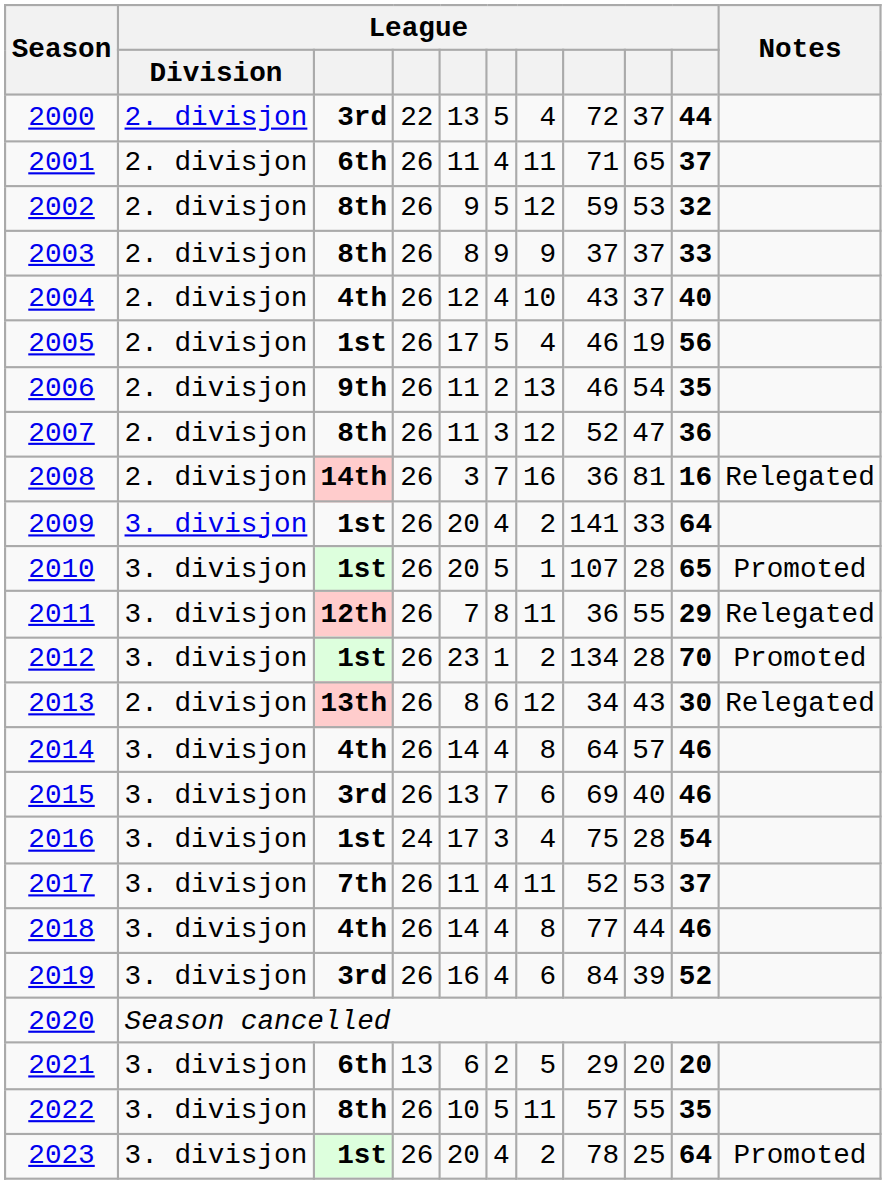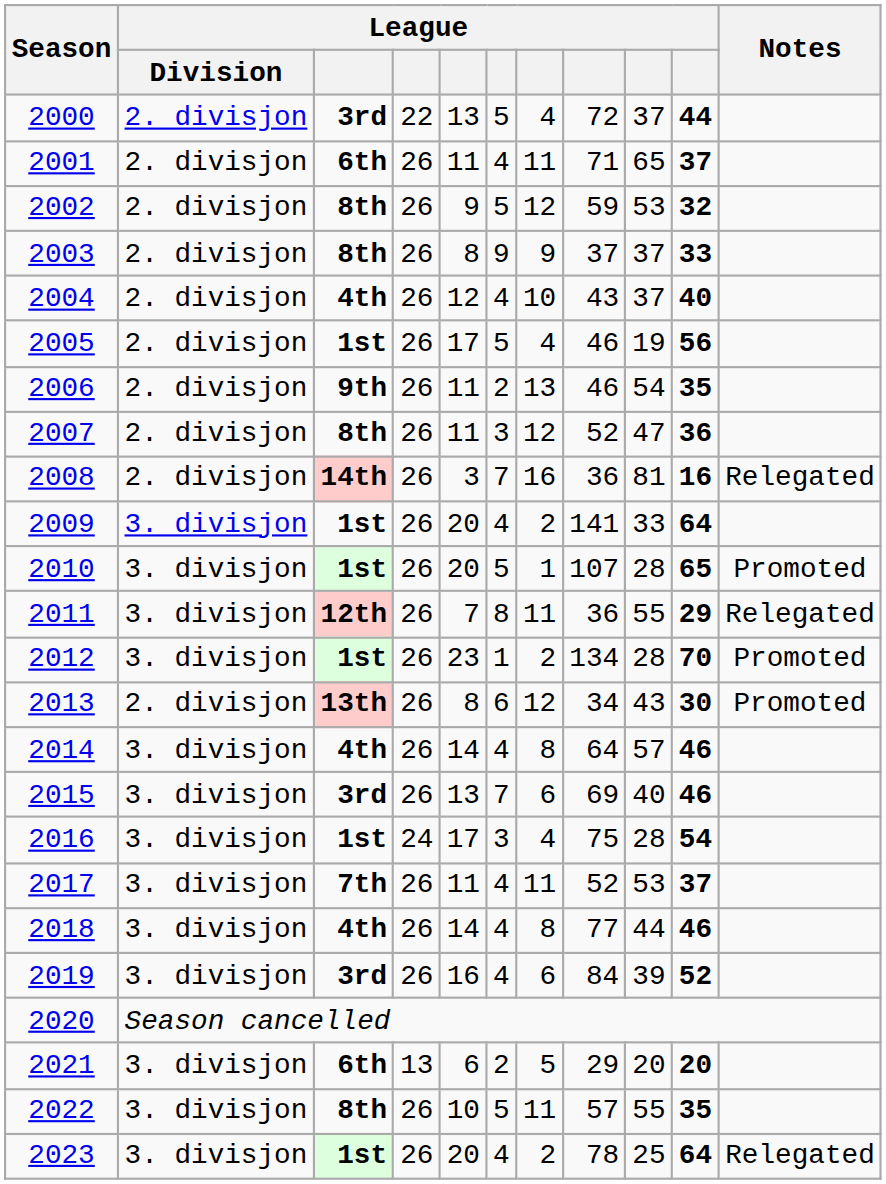(800, 705) Relegated -> (800, 705) Promoted
(800, 1156) Promoted -> (800, 1156) Relegated
